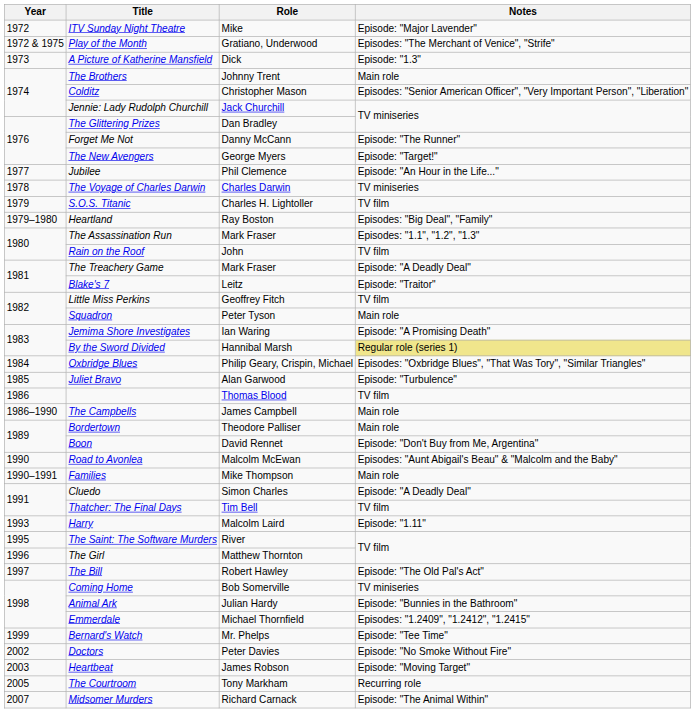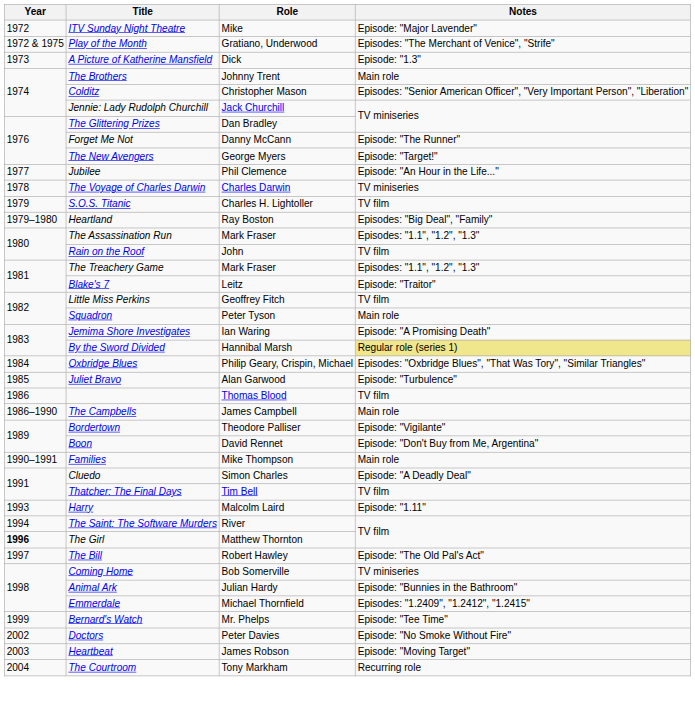(414, 268) Episode: "A Deadly Deal" -> (419, 268) Episodes: "1.1", "1.2", "1.3"
(378, 428) Main role -> (402, 428) Episode: "Vigilante"
- row: (105, 460)
(18, 540) 1995 -> (18, 524) 1994
(18, 556) normal -> (18, 540) bold
(18, 683) 2005 -> (18, 667) 2004
- row: (110, 699)
